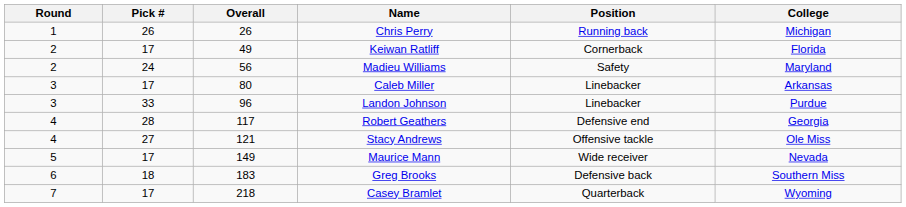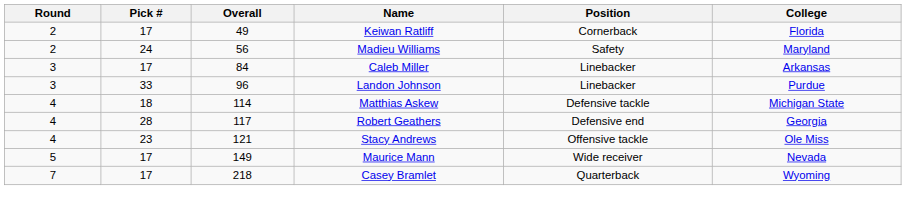- row: (404, 31)
(246, 85) 80 -> (242, 67) 84
+ row: (399, 103)
(148, 139) 27 -> (146, 139) 23
- row: (404, 175)
